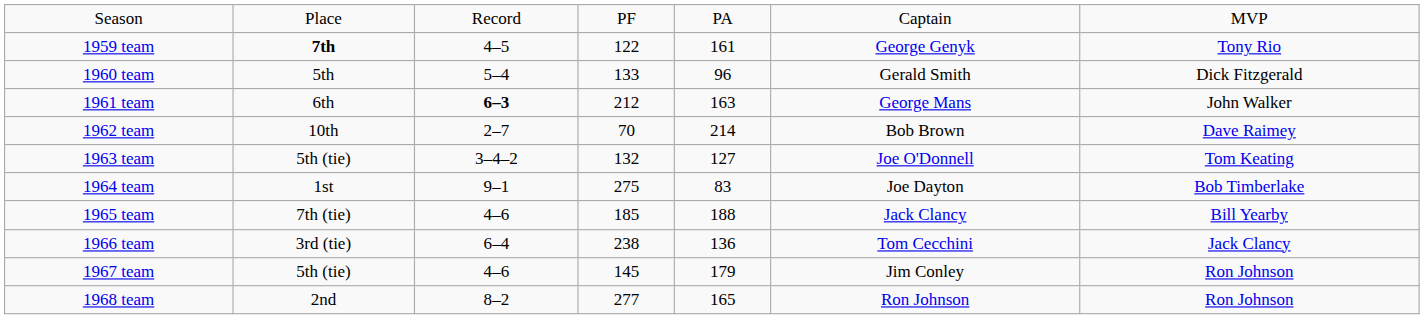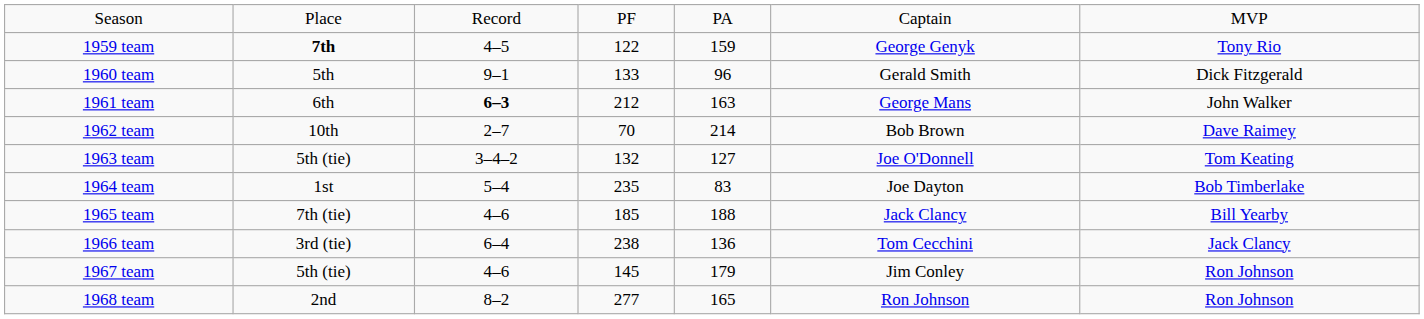(723, 46) 161 -> (723, 46) 159
(496, 74) 5–4 -> (496, 74) 9–1
(496, 187) 9–1 -> (496, 187) 5–4
(627, 187) 275 -> (627, 187) 235
